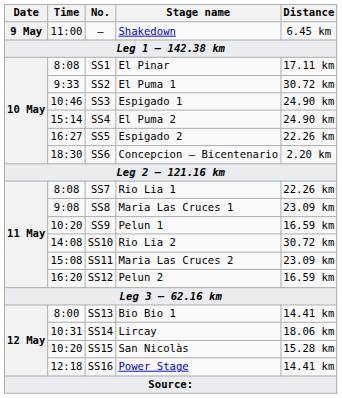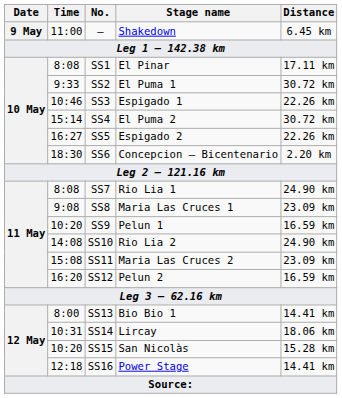(309, 102) 24.90 km -> (309, 102) 22.26 km
(309, 119) 24.90 km -> (309, 119) 30.72 km
(309, 190) 22.26 km -> (309, 190) 24.90 km
(309, 243) 30.72 km -> (309, 243) 24.90 km
